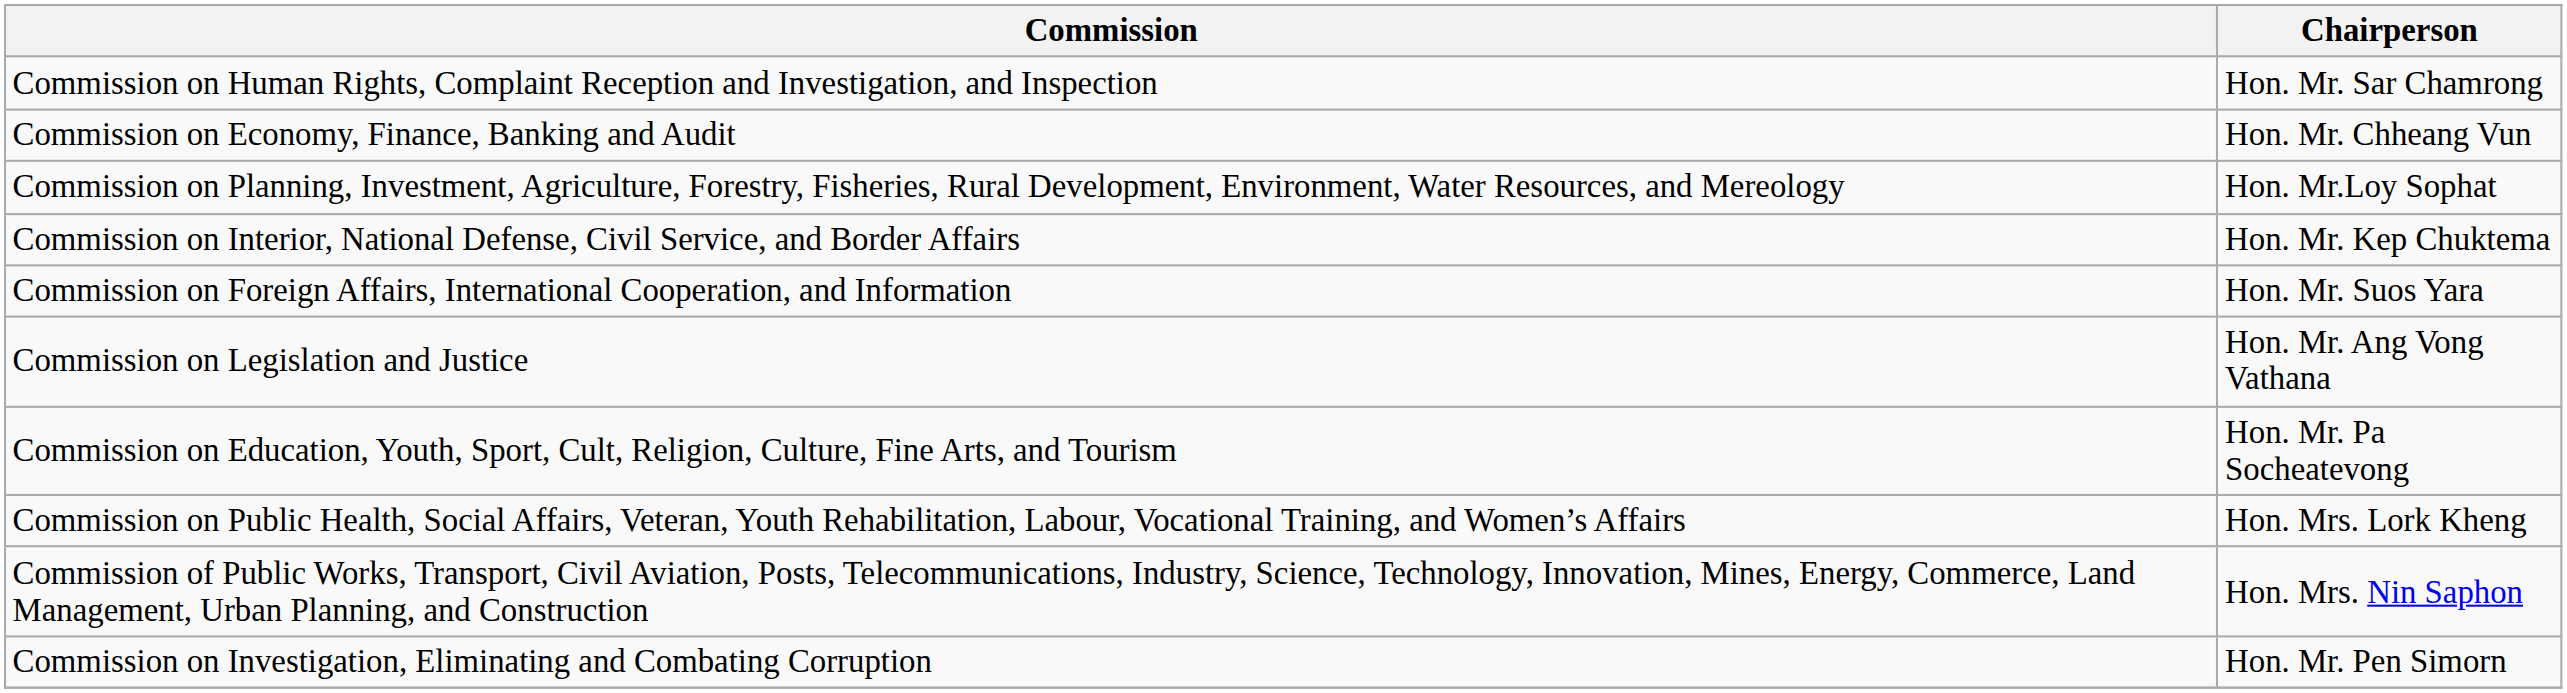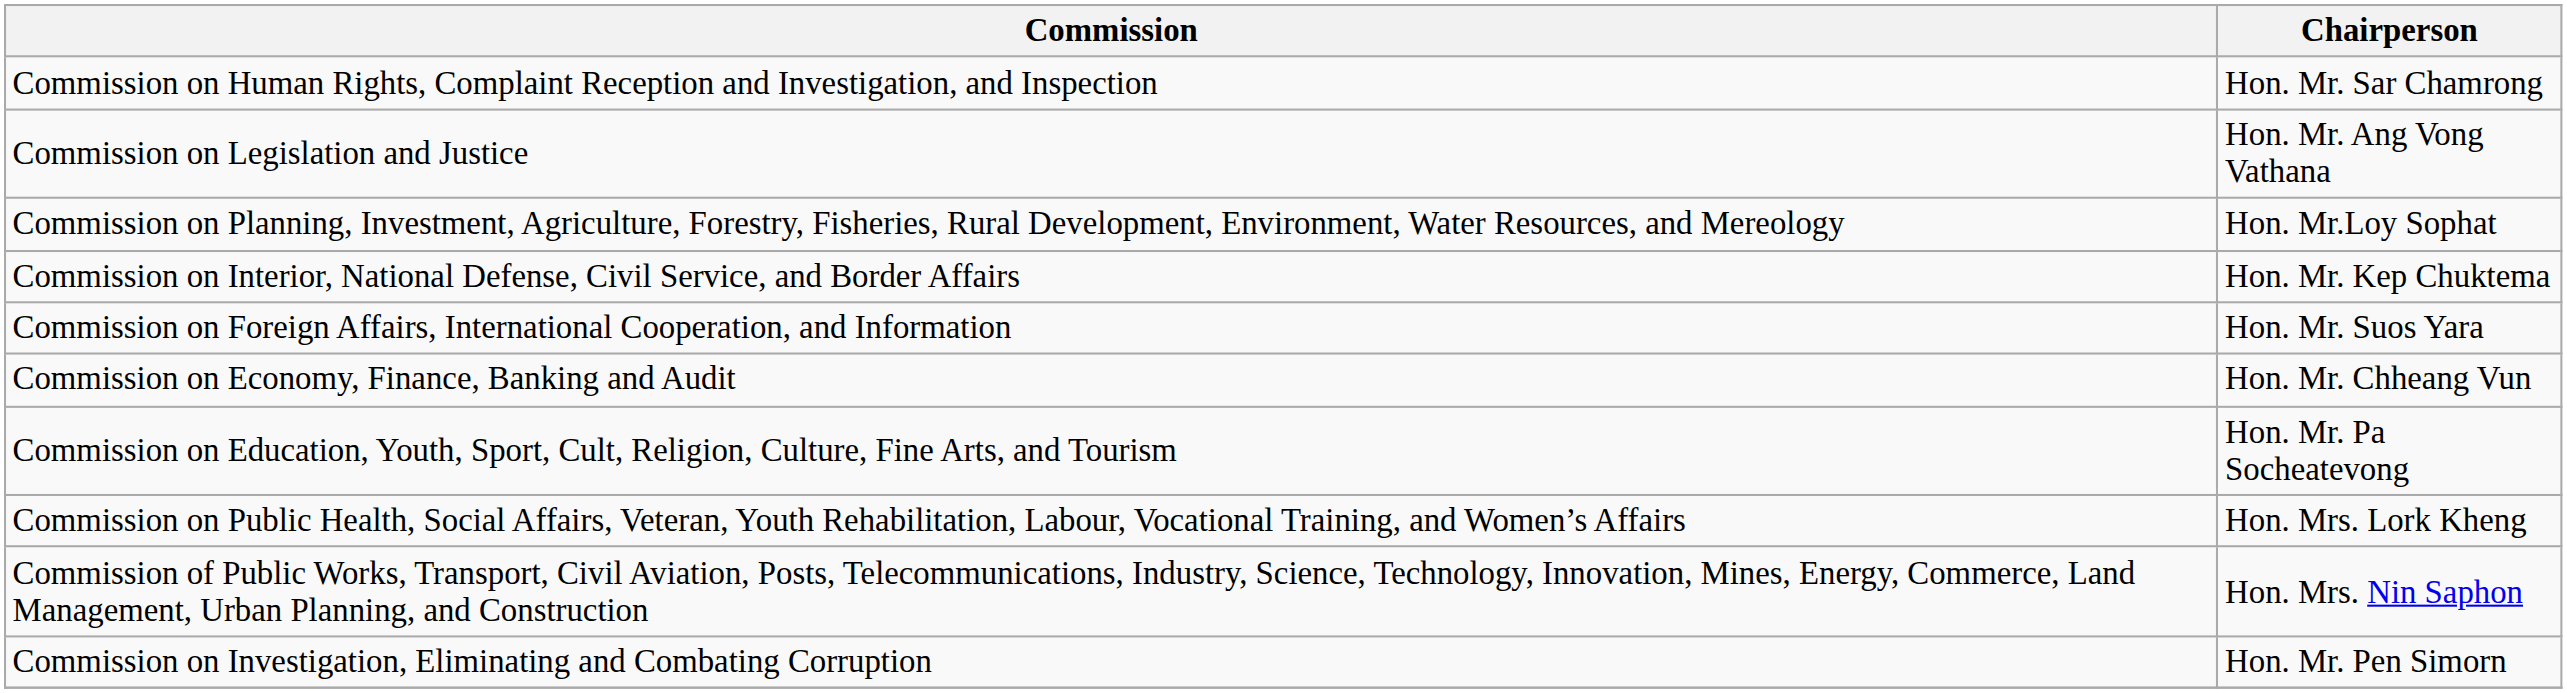rows swapped: (374, 134) <-> (270, 361)
